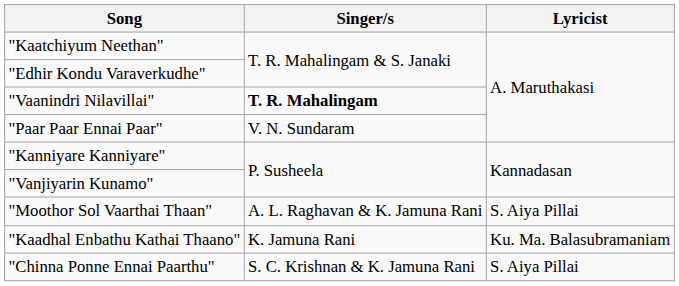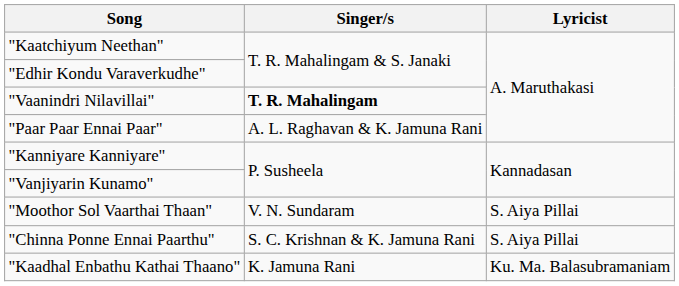(301, 128) V. N. Sundaram -> (365, 128) A. L. Raghavan & K. Jamuna Rani
(365, 211) A. L. Raghavan & K. Jamuna Rani -> (301, 211) V. N. Sundaram
rows swapped: (124, 239) <-> (112, 266)
